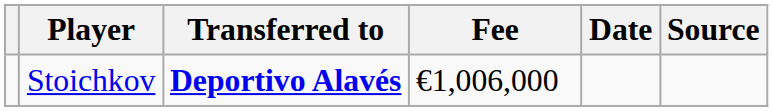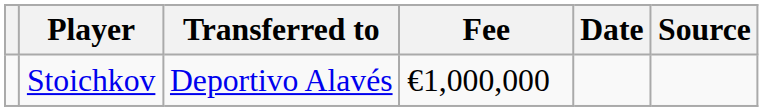(286, 79) bold -> (281, 79) normal
(487, 79) €1,006,000 -> (478, 79) €1,000,000
